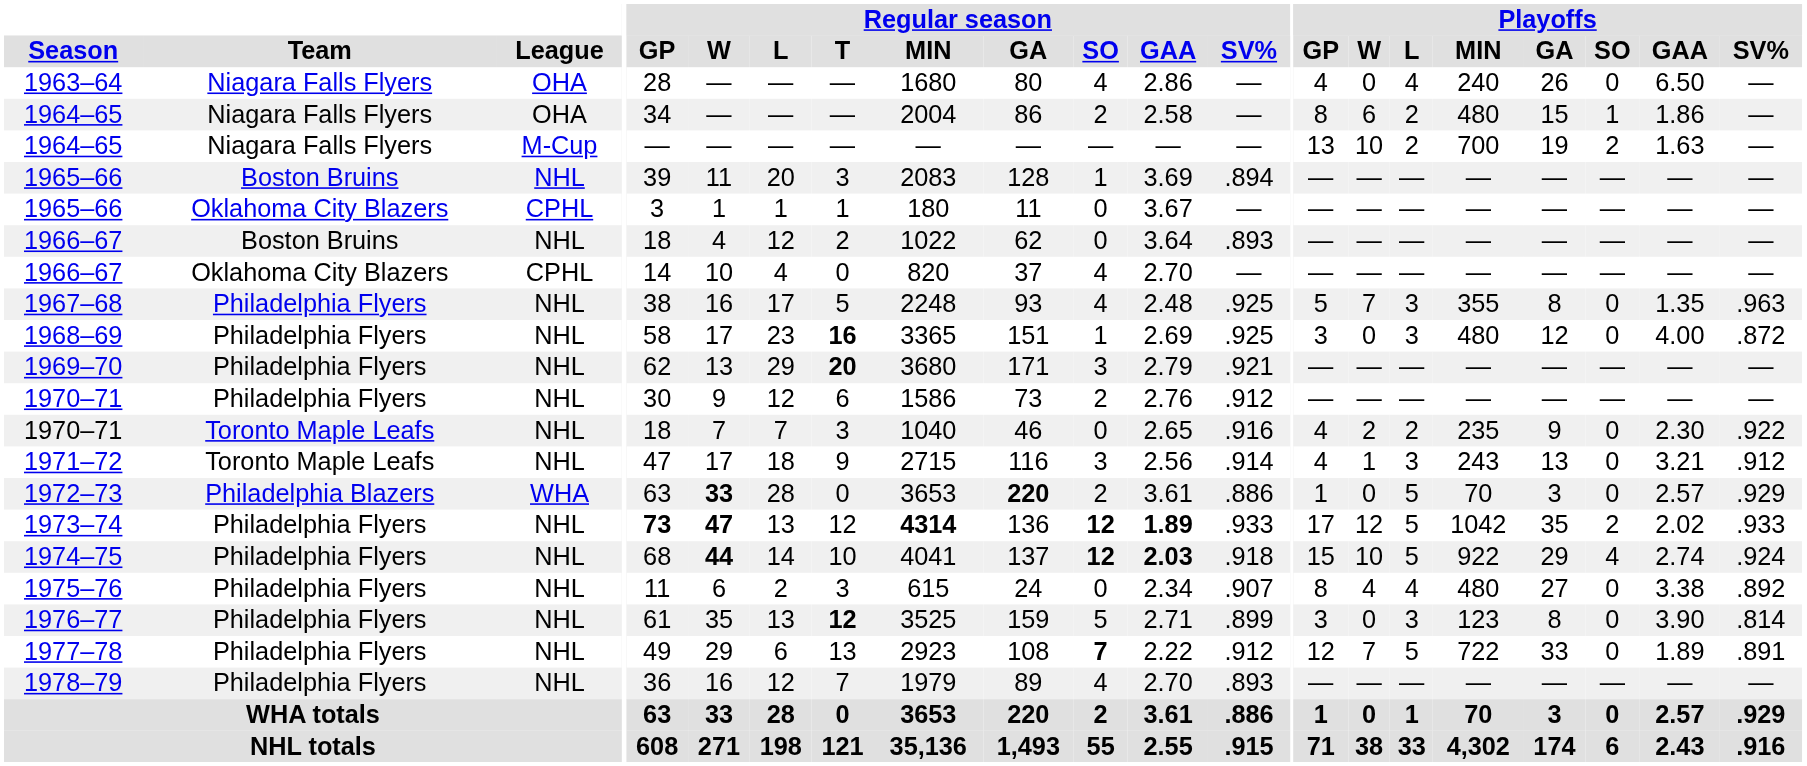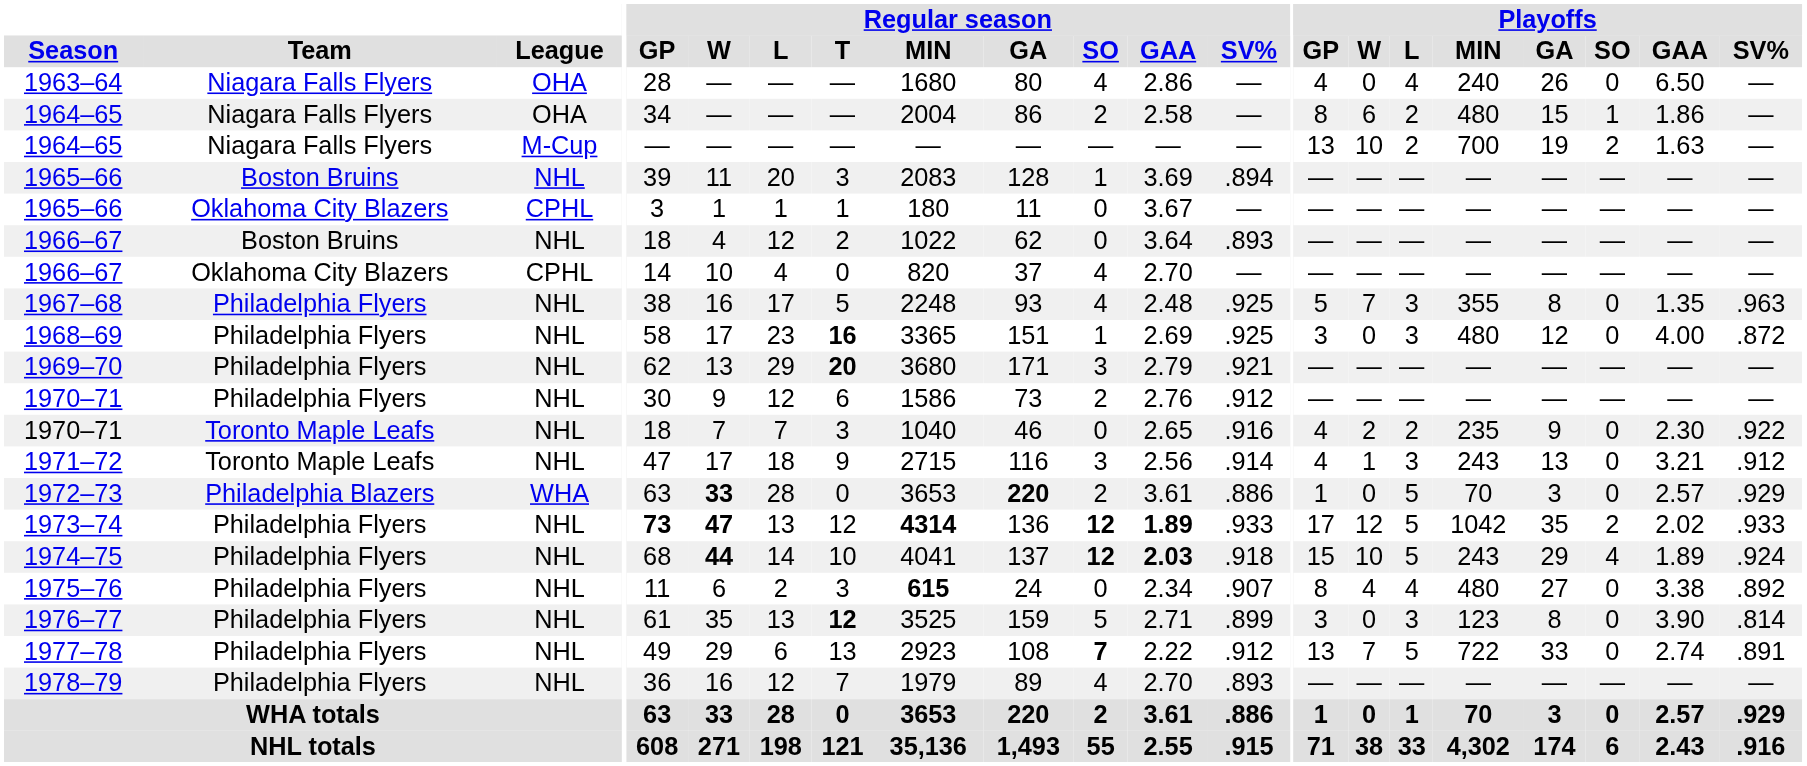(1478, 556) 922 -> (1478, 556) 243
(1680, 556) 2.74 -> (1680, 556) 1.89
(928, 588) normal -> (928, 588) bold
(1321, 651) 12 -> (1321, 651) 13
(1680, 651) 1.89 -> (1680, 651) 2.74
